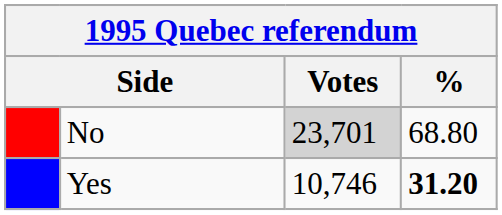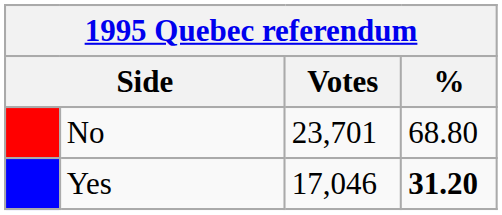(334, 132) lightgrey background -> (334, 132) no background
(334, 183) 10,746 -> (334, 183) 17,046
